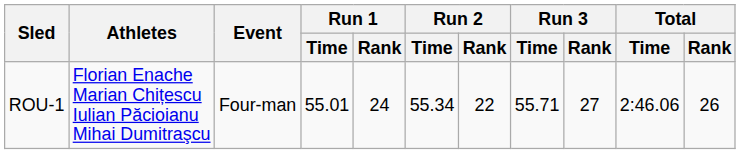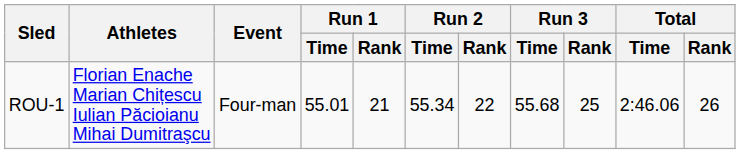(379, 105) 24 -> (379, 105) 21
(537, 105) 55.71 -> (537, 105) 55.68
(590, 105) 27 -> (590, 105) 25
